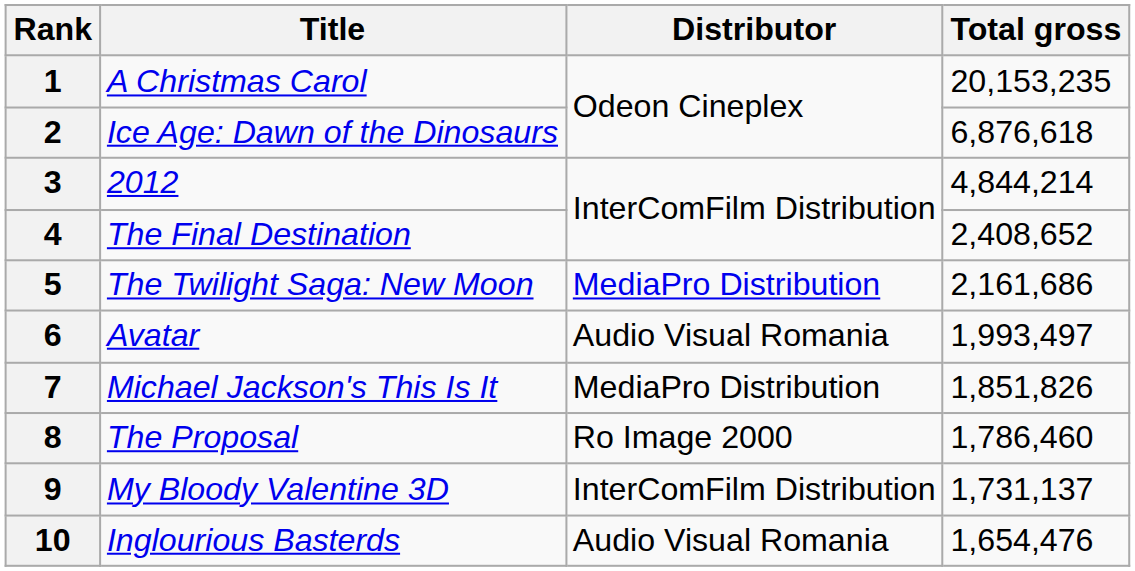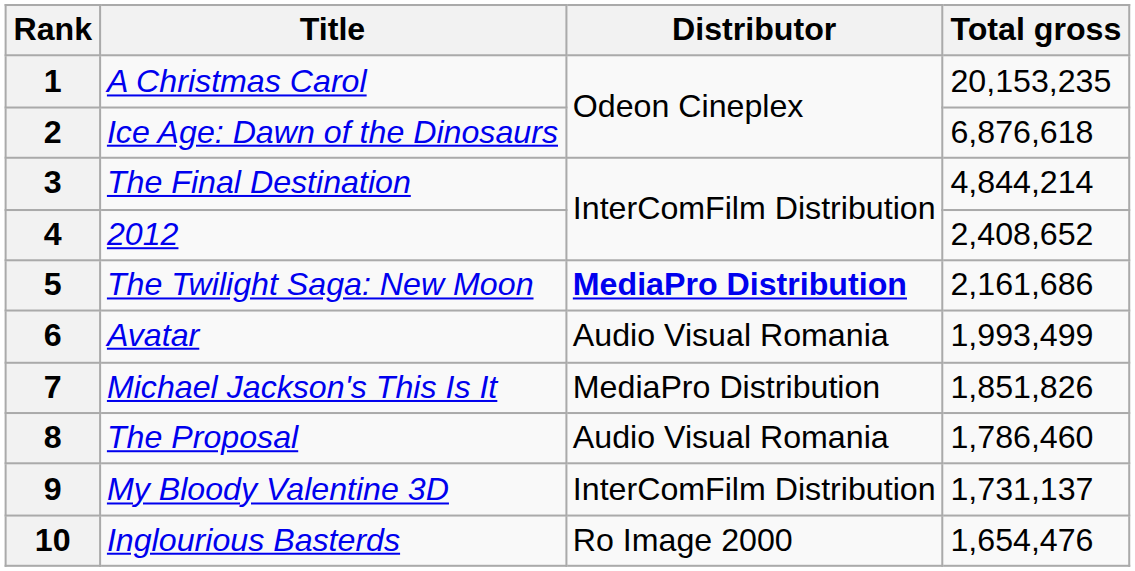(143, 183) 2012 -> (259, 183) The Final Destination
(259, 234) The Final Destination -> (143, 234) 2012
(727, 285) normal -> (740, 285) bold
(1022, 336) 1,993,497 -> (1022, 336) 1,993,499
(683, 438) Ro Image 2000 -> (731, 438) Audio Visual Romania
(731, 540) Audio Visual Romania -> (683, 540) Ro Image 2000
